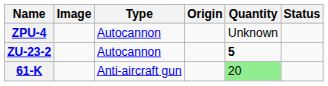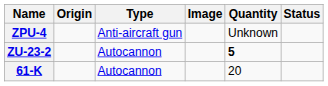columns swapped: (74, 14) <-> (205, 14)
(129, 33) Autocannon -> (140, 33) Anti-aircraft gun
(139, 71) Anti-aircraft gun -> (130, 71) Autocannon
(235, 71) lightgreen background -> (235, 71) no background
